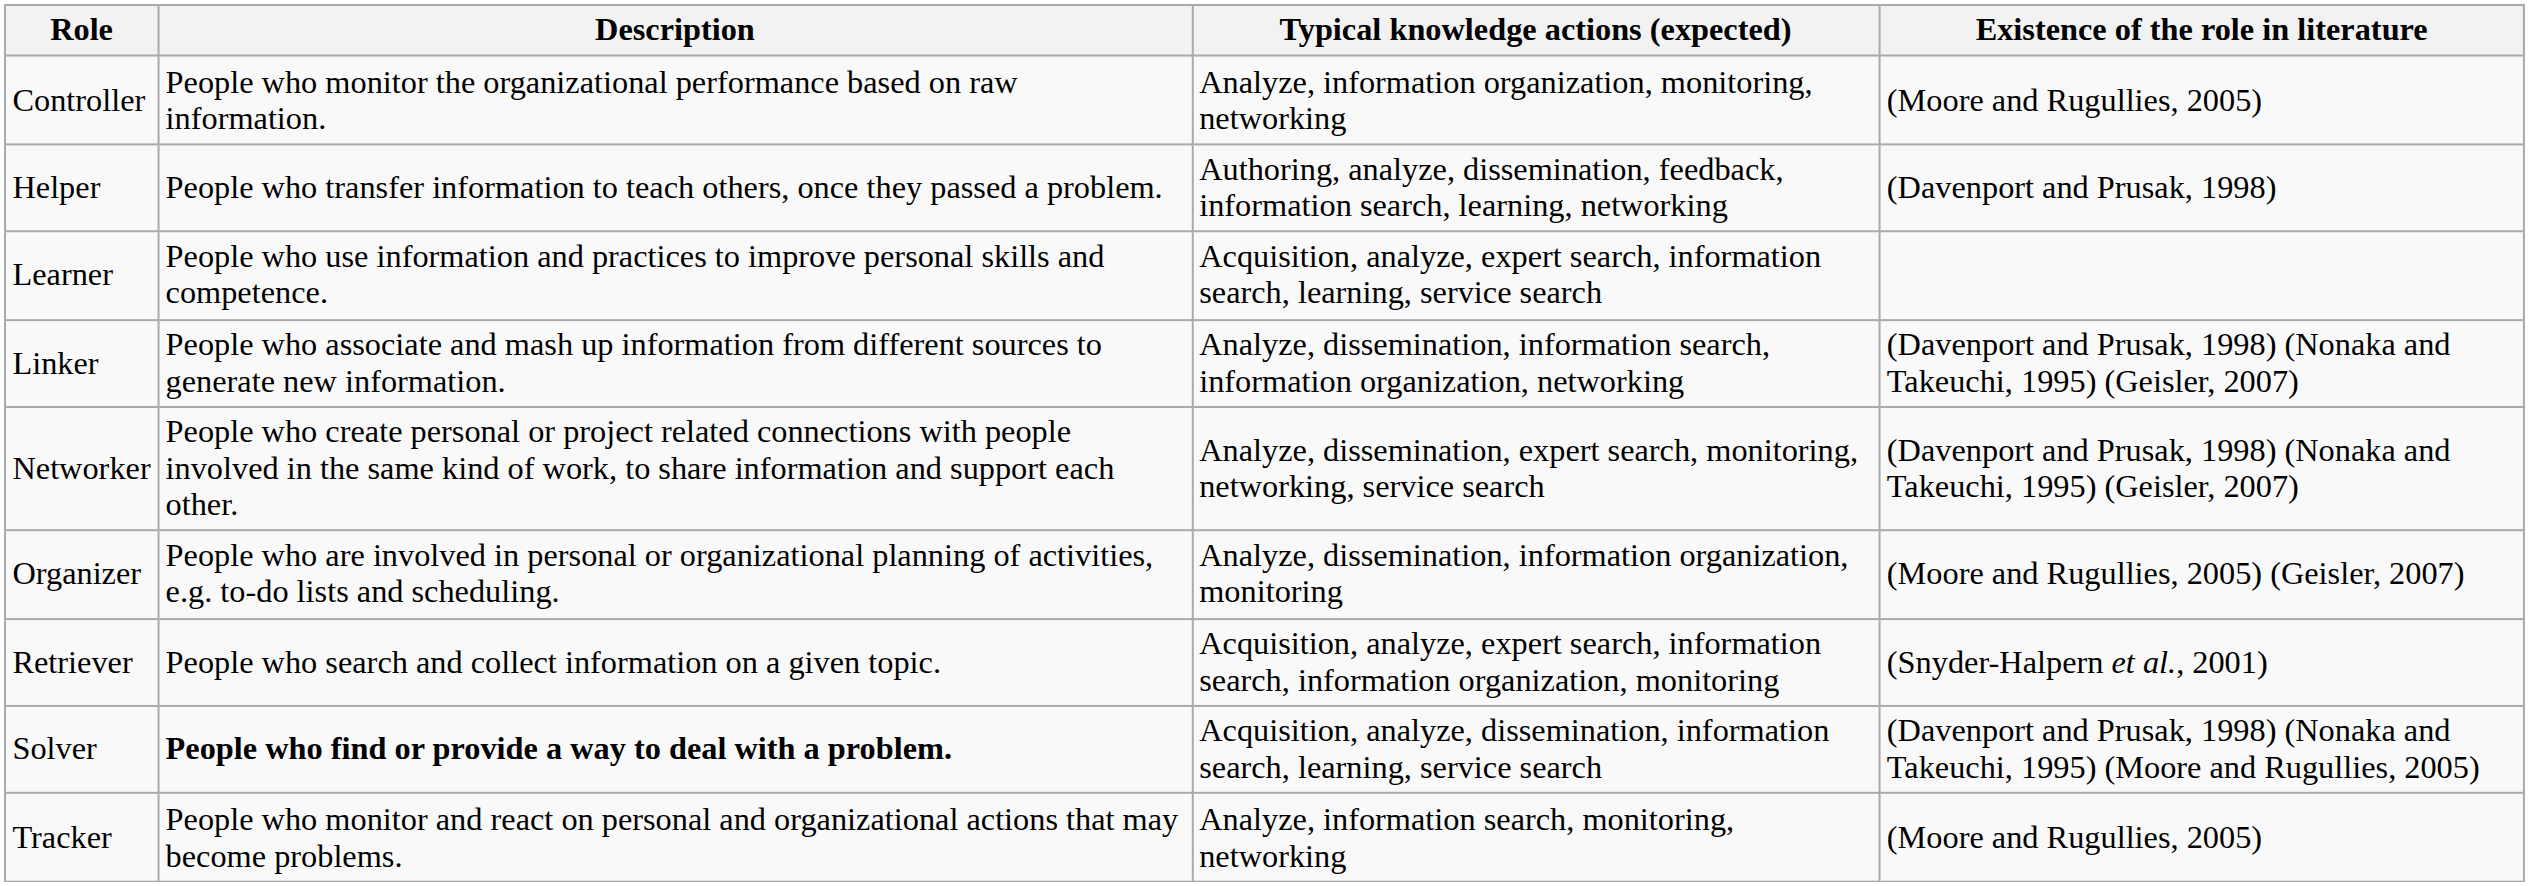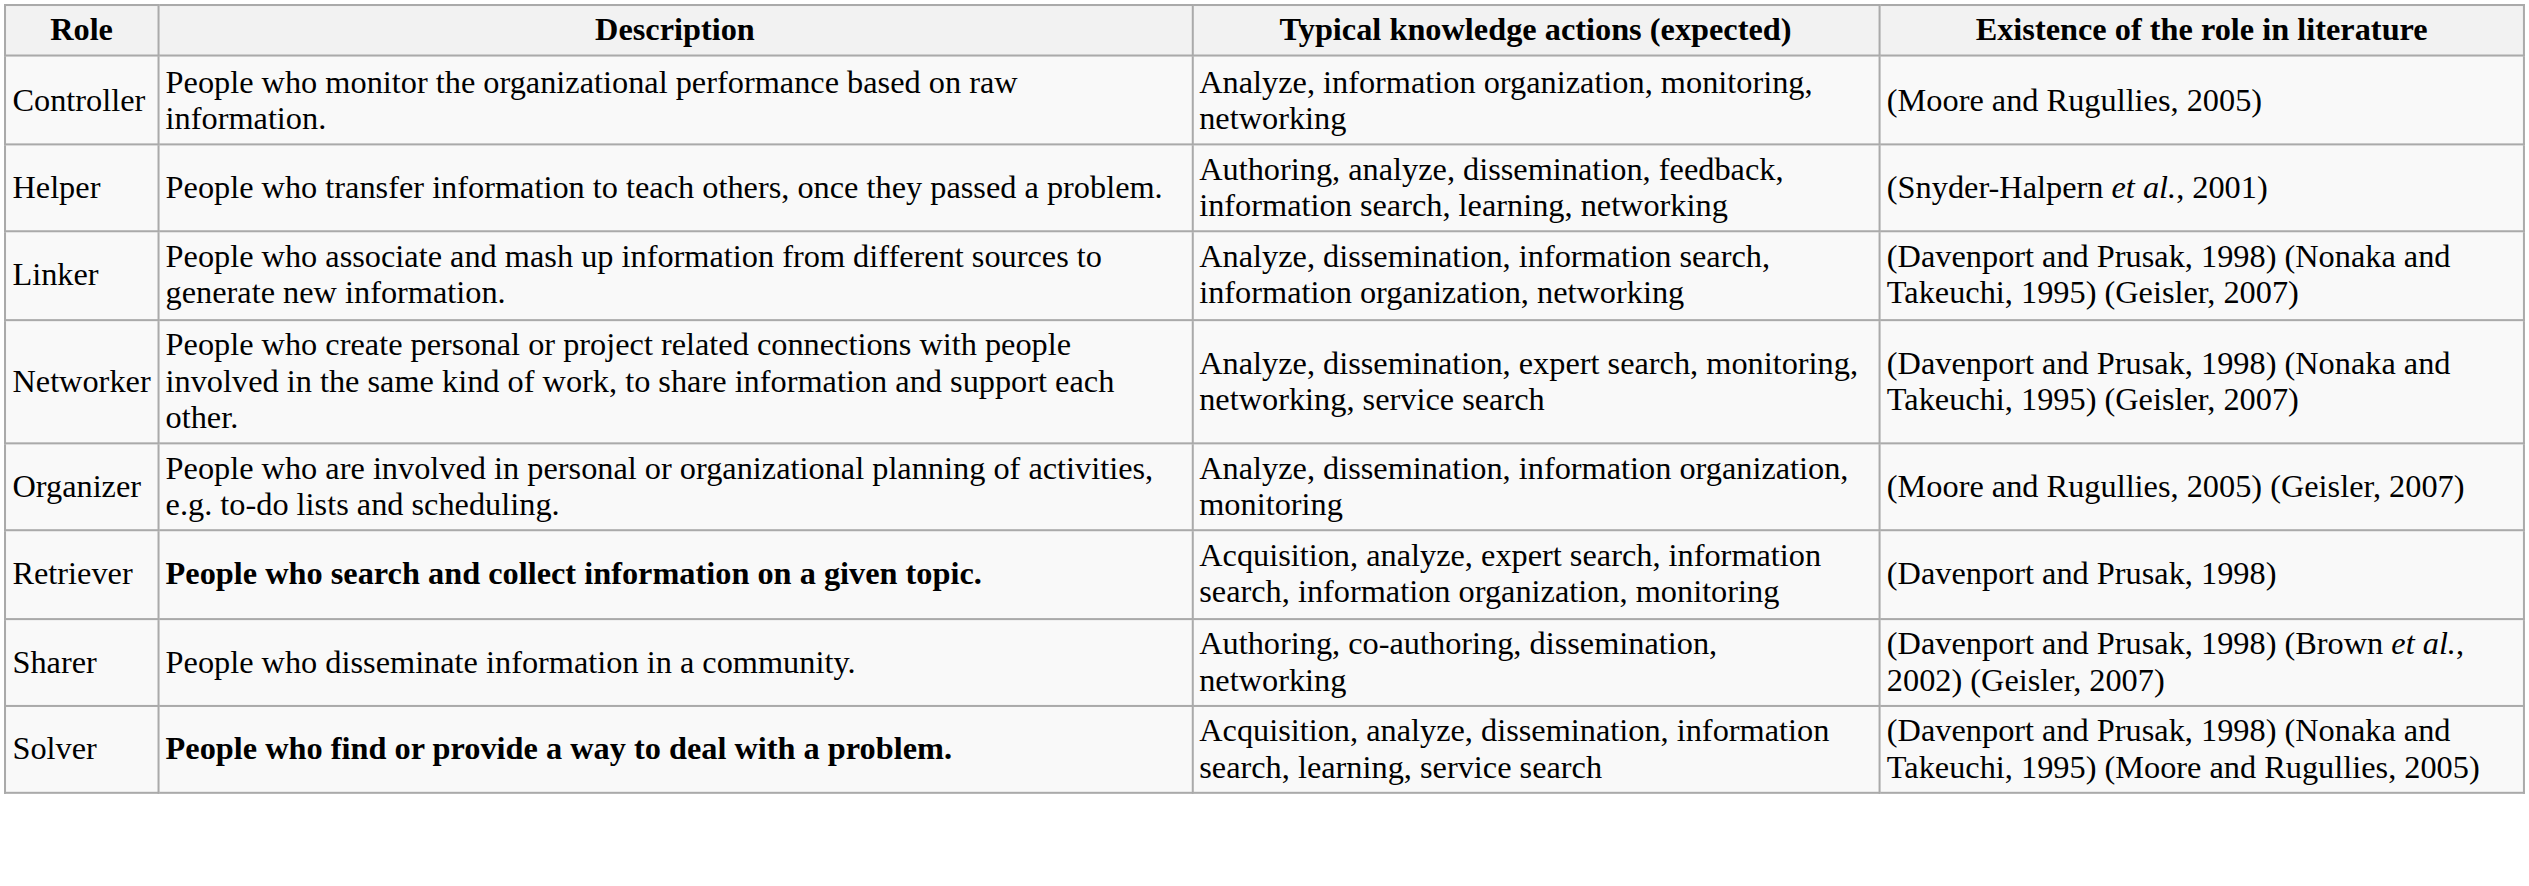(2082, 187) (Davenport and Prusak, 1998) -> (2077, 187) (Snyder-Halpern et al., 2001)
- row: (63, 274)
(553, 661) normal -> (574, 574) bold
(2077, 661) (Snyder-Halpern et al., 2001) -> (2082, 574) (Davenport and Prusak, 1998)
+ row: (55, 661)
- row: (62, 836)
